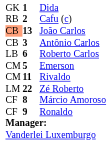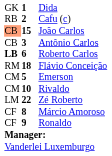(27, 31) 13 -> (26, 31) 15
(12, 54) normal -> (11, 54) bold
+ row: (73, 65)
(27, 77) 11 -> (26, 88) 10
